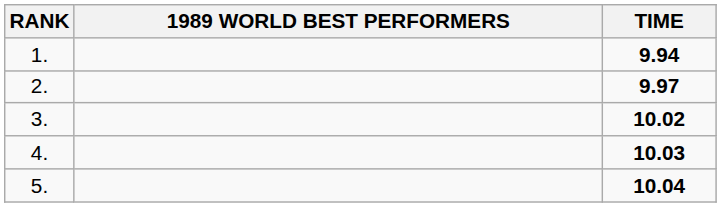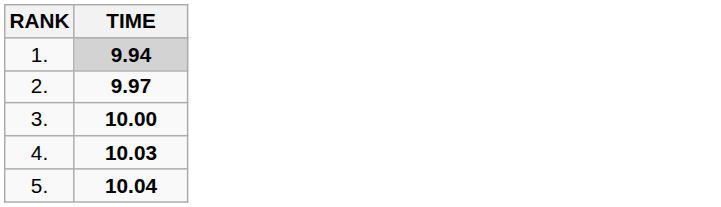- column: (338, 21)
(659, 54) no background -> (131, 54) lightgrey background
(659, 120) 10.02 -> (131, 120) 10.00
